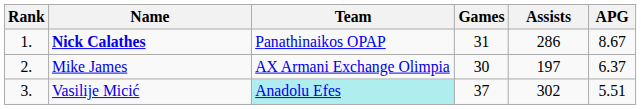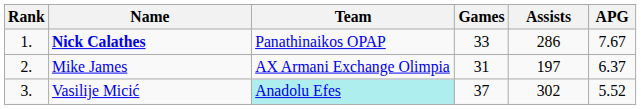(481, 41) 31 -> (481, 41) 33
(612, 41) 8.67 -> (612, 41) 7.67
(481, 66) 30 -> (481, 66) 31
(612, 91) 5.51 -> (612, 91) 5.52
